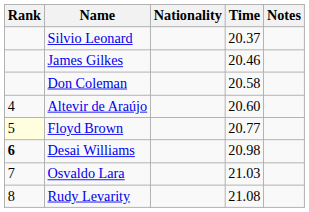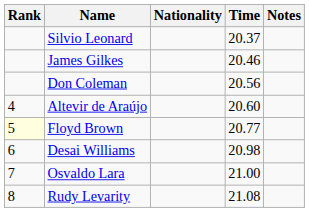(244, 83) 20.58 -> (244, 83) 20.56
(11, 151) bold -> (11, 151) normal
(244, 173) 21.03 -> (244, 173) 21.00
